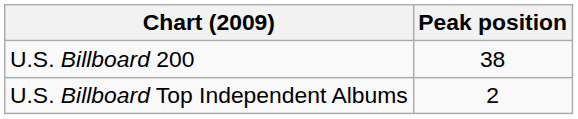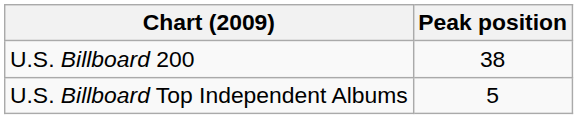(493, 95) 2 -> (493, 95) 5
